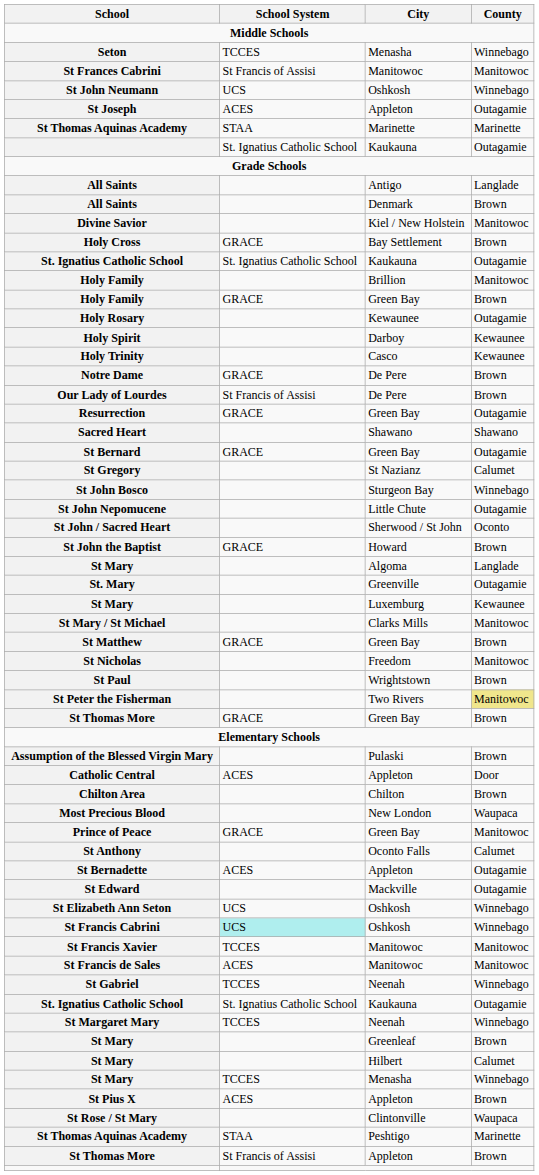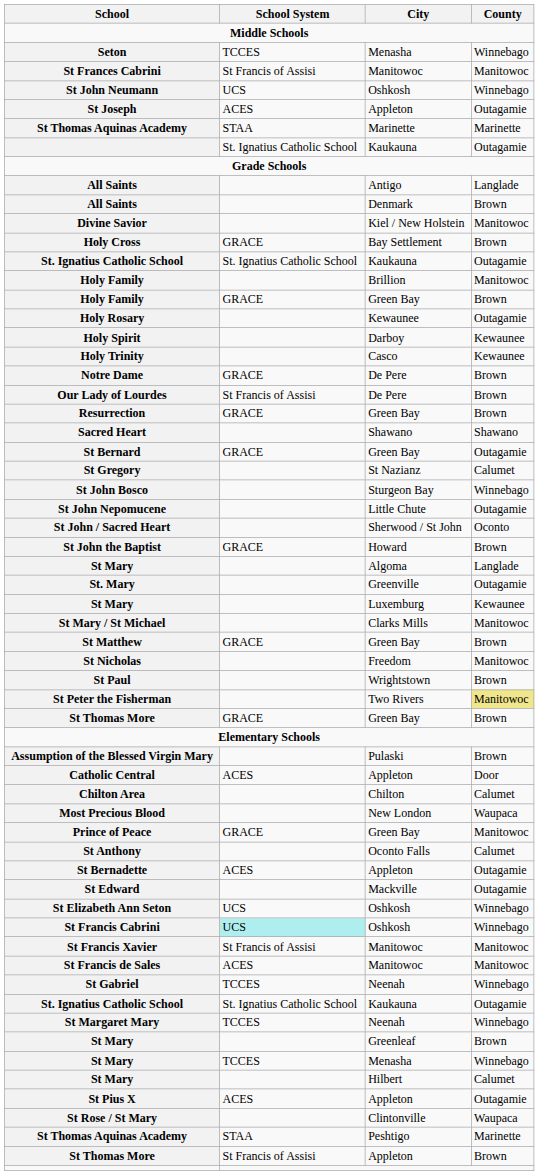(500, 413) Outagamie -> (490, 413) Brown
(490, 794) Brown -> (494, 794) Calumet
(241, 946) TCCES -> (269, 946) St Francis of Assisi
rows swapped: (112, 1060) <-> (112, 1079)
(490, 1098) Brown -> (500, 1098) Outagamie
